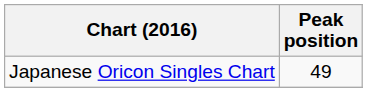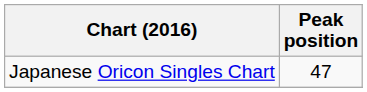(321, 71) 49 -> (321, 71) 47
